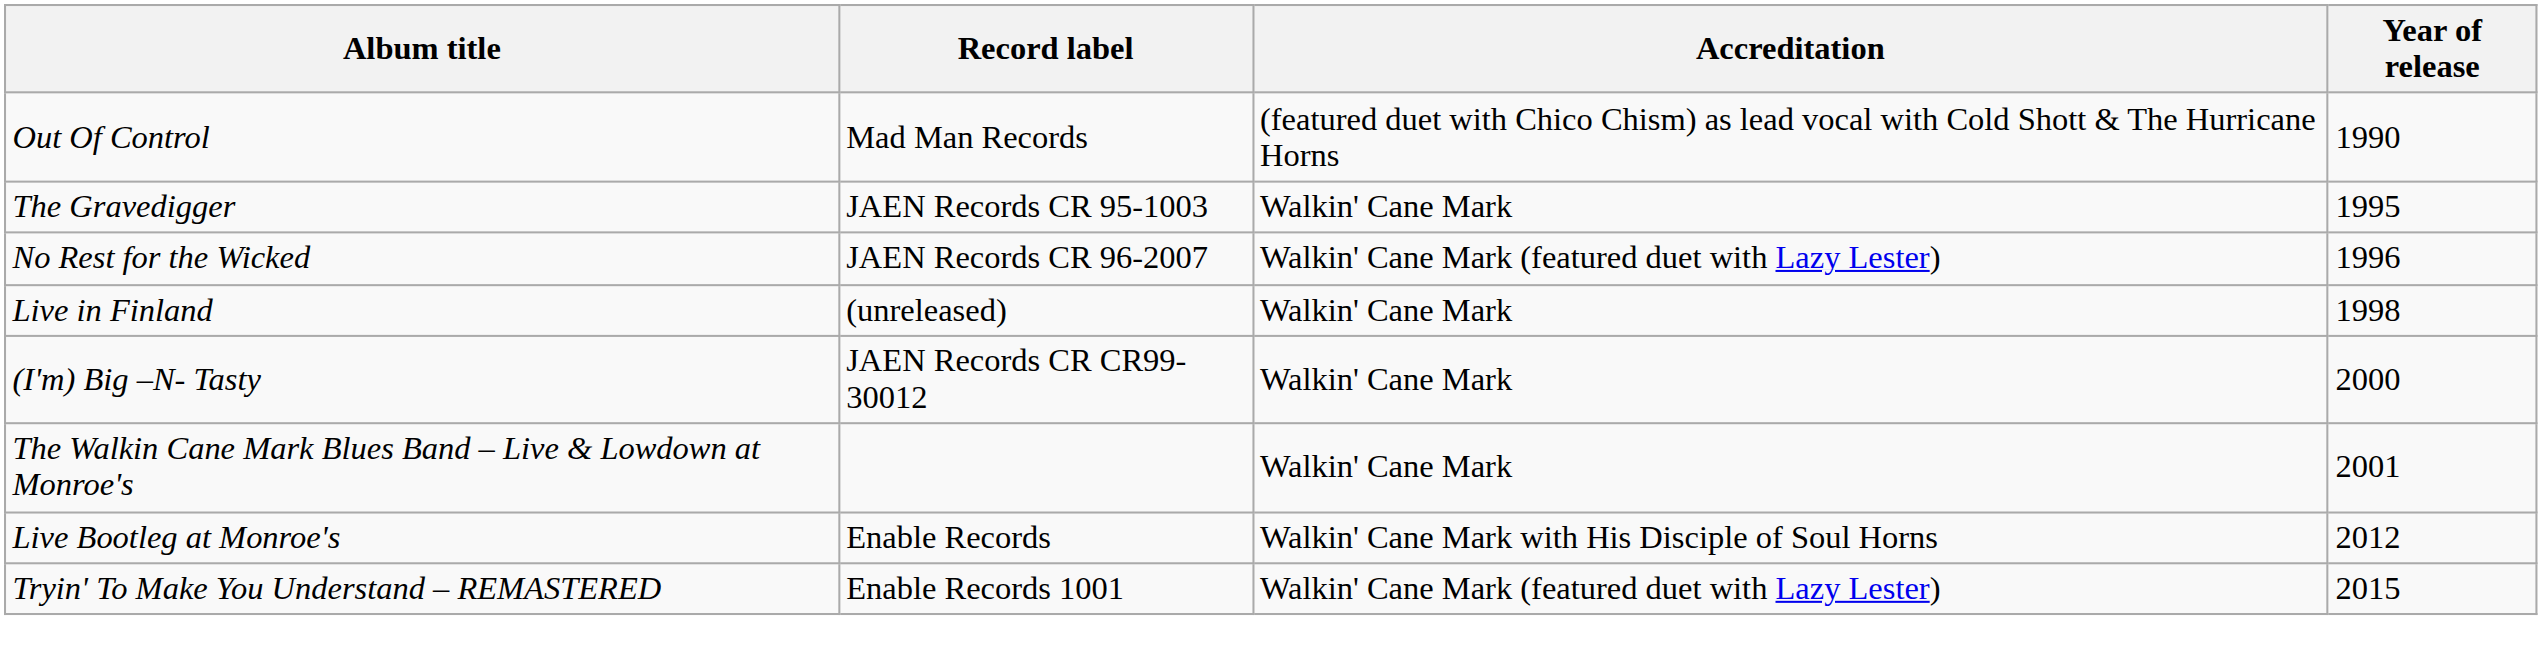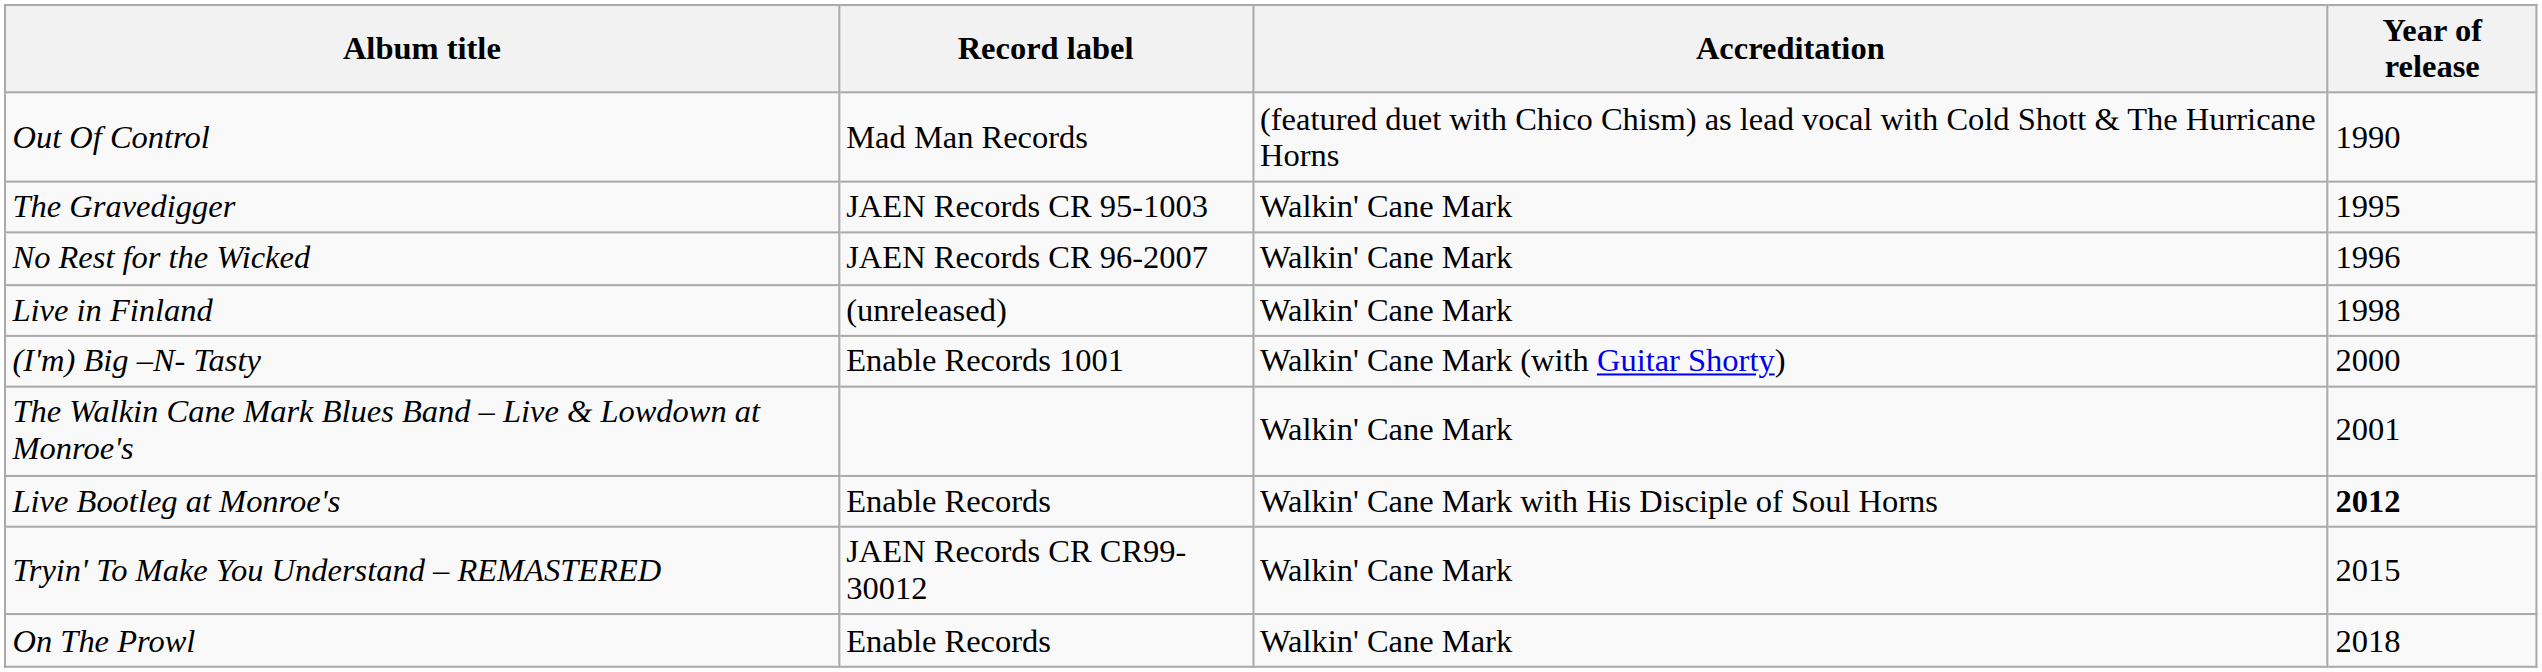(1600, 257) Walkin' Cane Mark (featured duet with Lazy Lester) -> (1386, 257) Walkin' Cane Mark
(1016, 379) JAEN Records CR CR99-30012 -> (985, 360) Enable Records 1001
(1386, 379) Walkin' Cane Mark -> (1523, 360) Walkin' Cane Mark (with Guitar Shorty)
(2368, 536) normal -> (2368, 500) bold
(985, 588) Enable Records 1001 -> (1016, 570) JAEN Records CR CR99-30012
(1600, 588) Walkin' Cane Mark (featured duet with Lazy Lester) -> (1386, 570) Walkin' Cane Mark
+ row: (104, 640)
